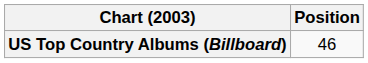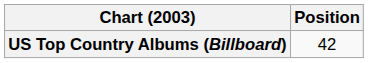(327, 44) 46 -> (327, 44) 42
